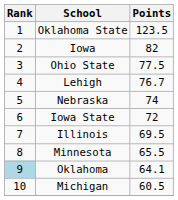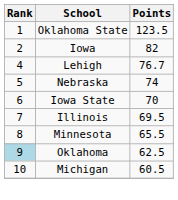- row: (83, 65)
(152, 117) 72 -> (152, 100) 70
(152, 169) 64.1 -> (152, 152) 62.5
